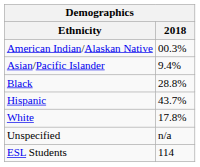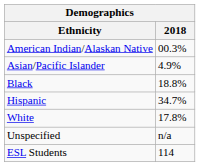(169, 65) 9.4% -> (169, 65) 4.9%
(172, 83) 28.8% -> (172, 83) 18.8%
(172, 100) 43.7% -> (172, 100) 34.7%
